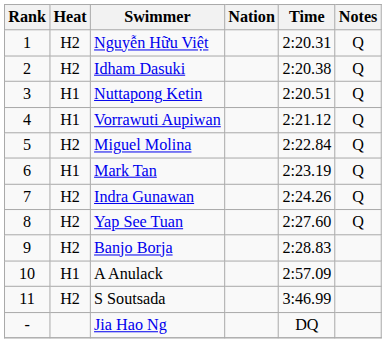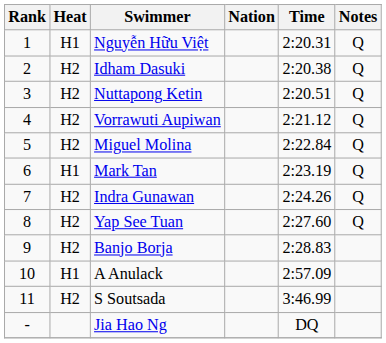(70, 42) H2 -> (70, 42) H1
(70, 94) H1 -> (70, 94) H2
(70, 119) H1 -> (70, 119) H2
